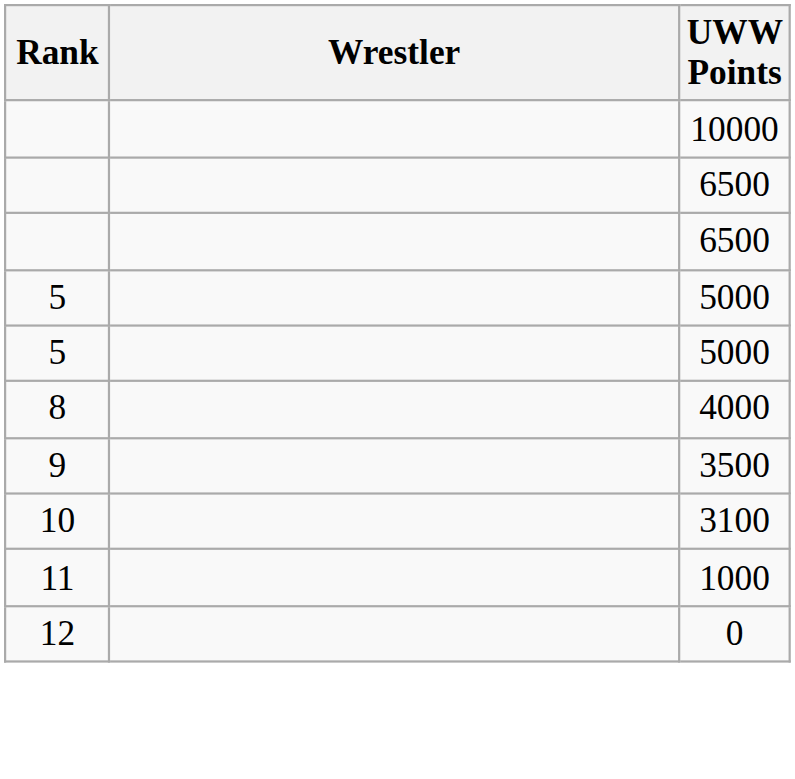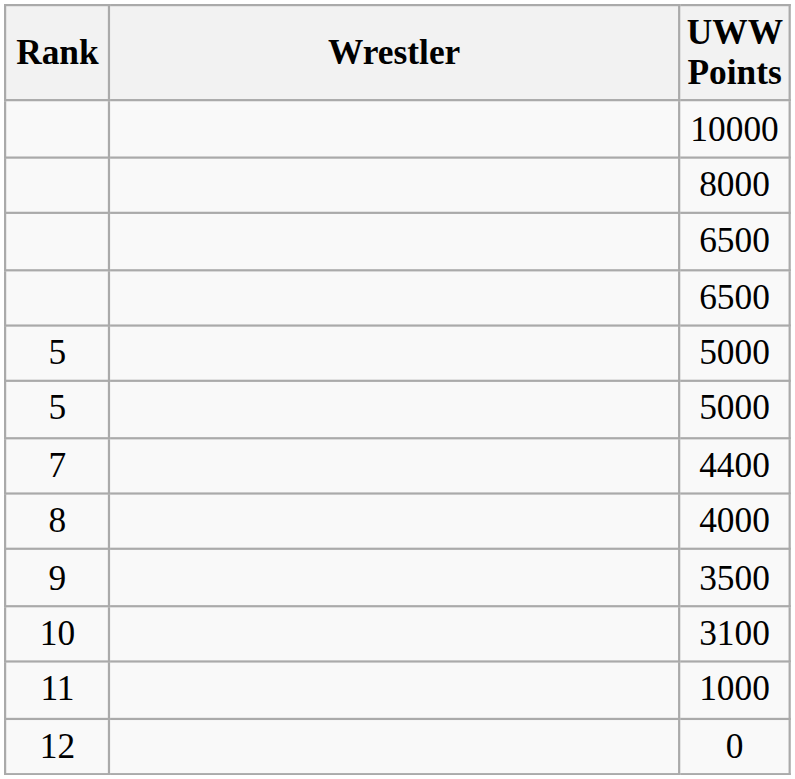+ row: (57, 185)
+ row: (57, 464)
